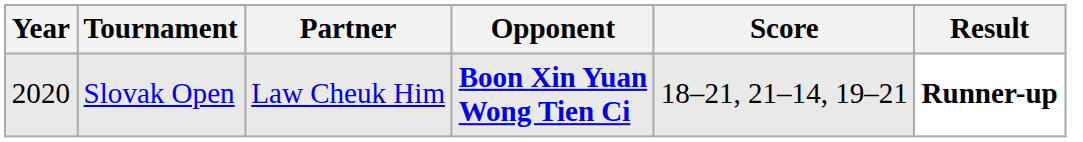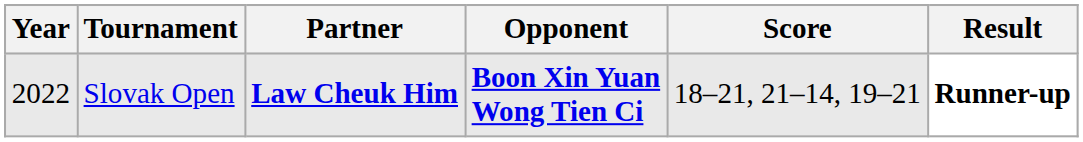(41, 94) 2020 -> (41, 94) 2022
(348, 94) normal -> (355, 94) bold
